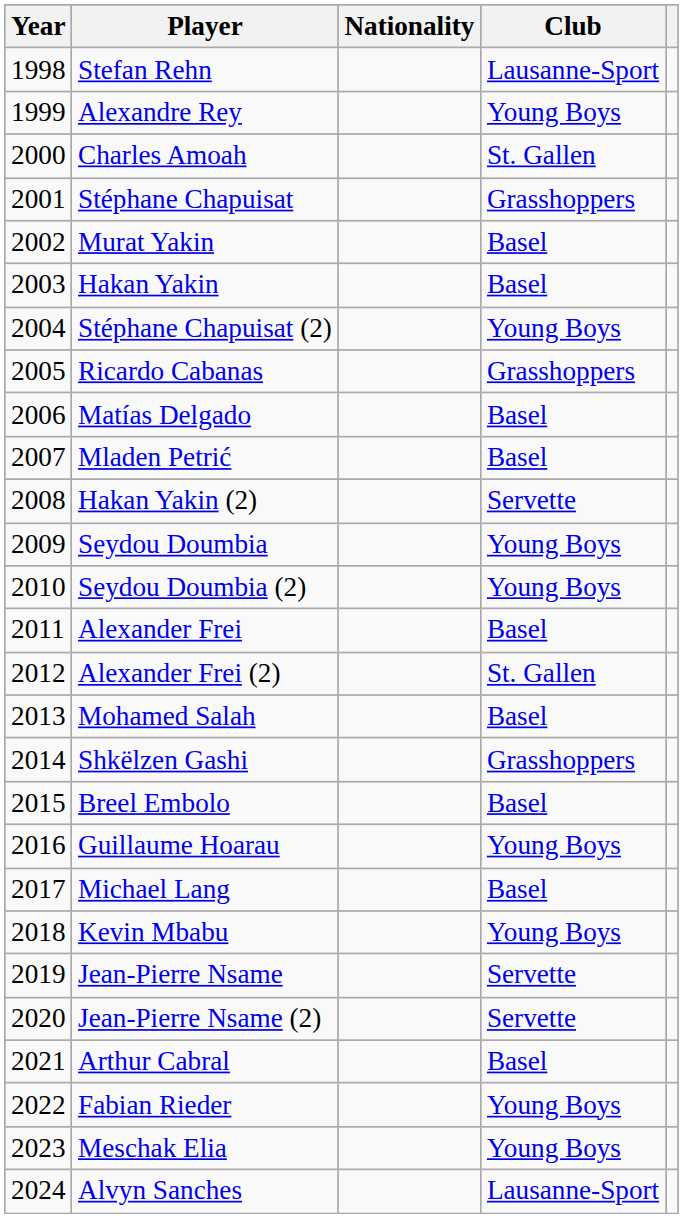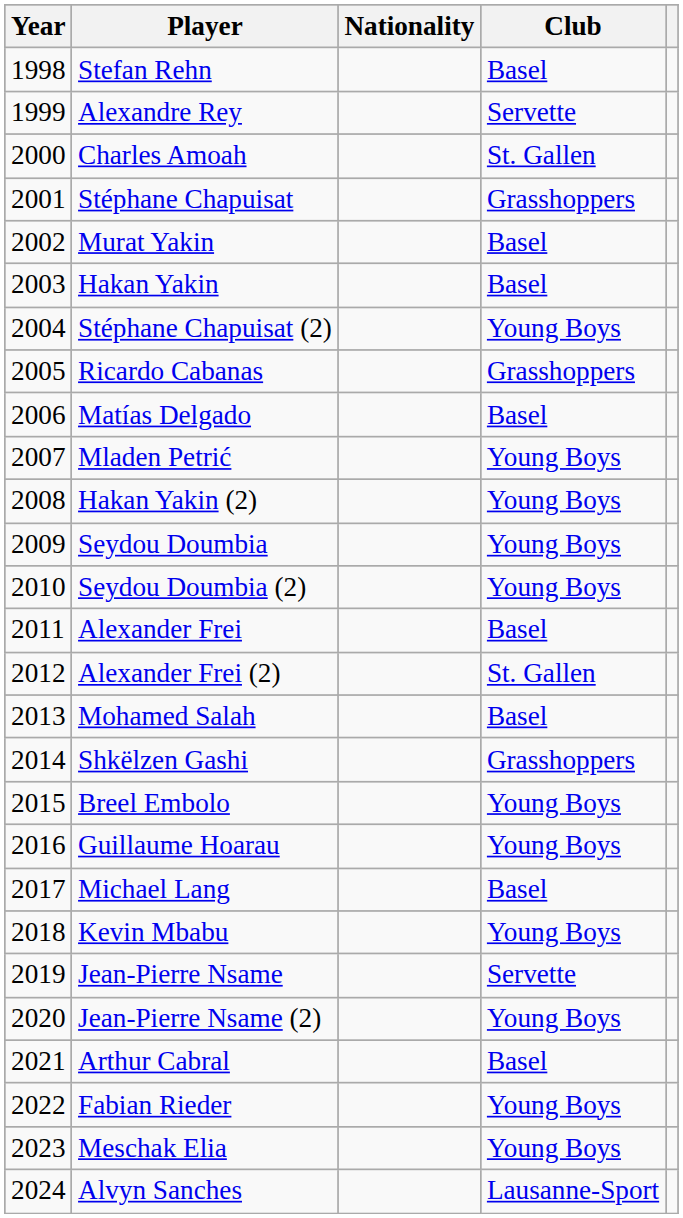(573, 69) Lausanne-Sport -> (517, 69) Basel
(554, 112) Young Boys -> (531, 112) Servette
(517, 457) Basel -> (554, 457) Young Boys
(531, 500) Servette -> (554, 500) Young Boys
(517, 802) Basel -> (554, 802) Young Boys
(531, 1018) Servette -> (554, 1018) Young Boys
